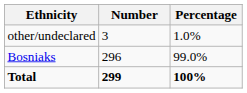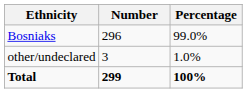rows swapped: (31, 56) <-> (52, 35)
